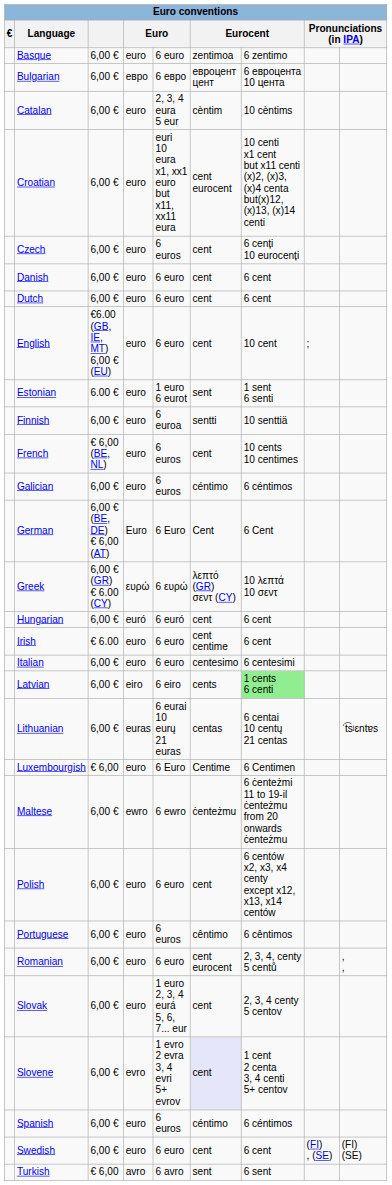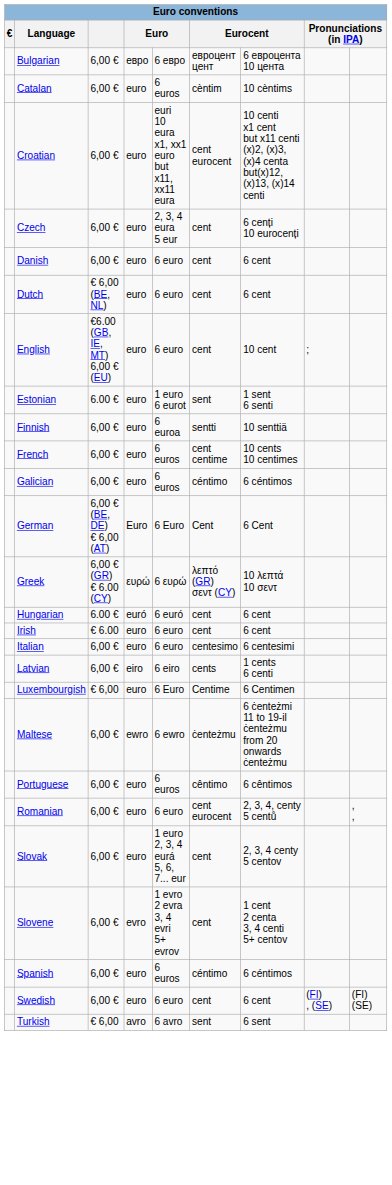- row: (34, 55)
(170, 110) 2, 3, 4 eura 5 eur -> (167, 88) 6 euros
(168, 250) 6 euros -> (168, 228) 2, 3, 4 eura 5 eur
(104, 299) 6,00 € -> (104, 294) € 6,00 (BE, NL)
(104, 453) € 6,00 (BE, NL) -> (104, 454) 6,00 €
(202, 453) cent -> (210, 454) cent centime
(104, 619) 6,00 € -> (104, 615) 6.00 €
(210, 641) cent centime -> (202, 631) cent
(260, 684) lightgreen background -> (259, 668) no background
- row: (40, 729)
- row: (31, 884)
(202, 1073) lavender background -> (202, 923) no background
